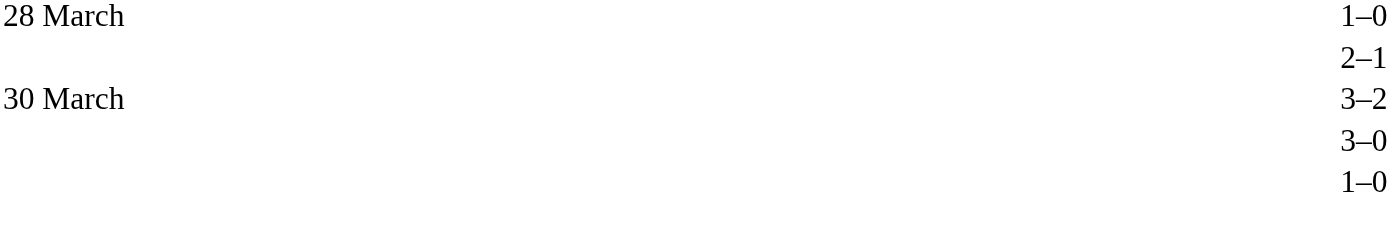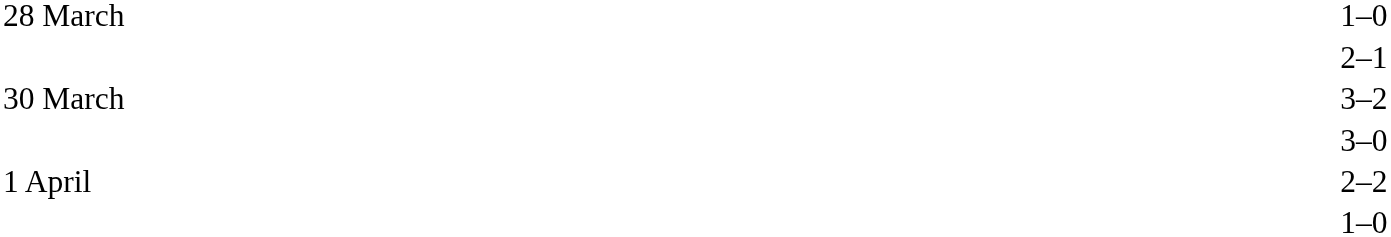+ row: (47, 181)
